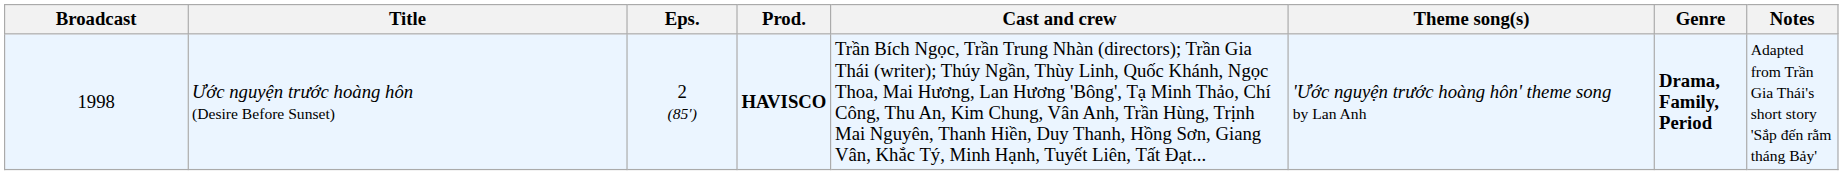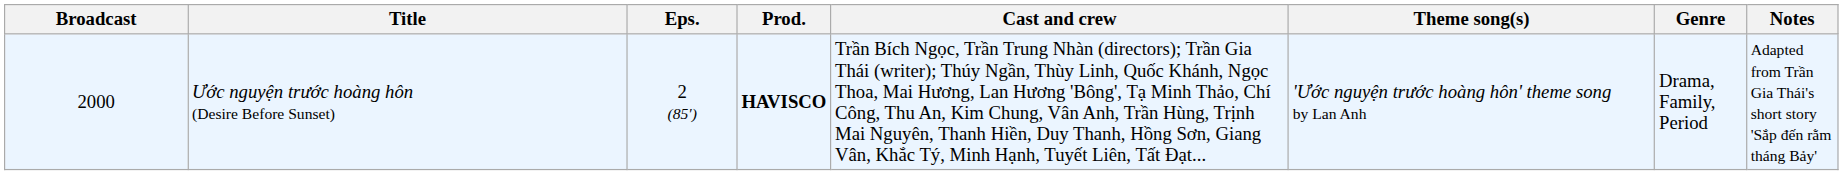(96, 101) 1998 -> (96, 101) 2000
(1689, 101) bold -> (1687, 101) normal
